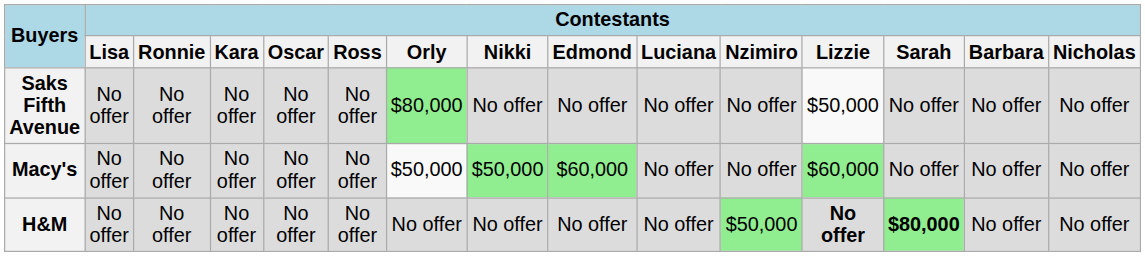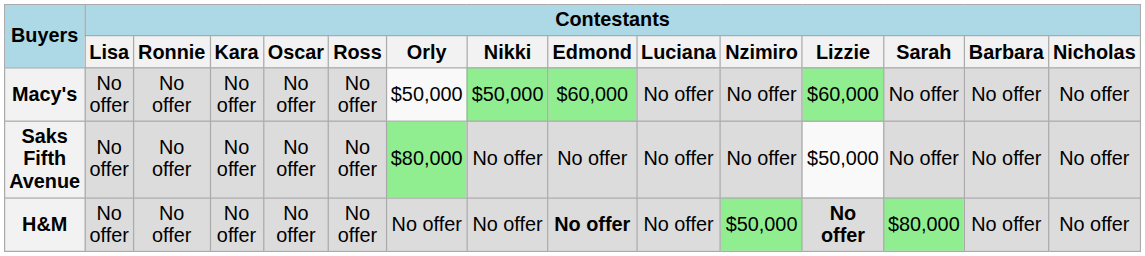rows swapped: (45, 170) <-> (45, 105)
(592, 224) normal -> (592, 224) bold
(924, 224) bold -> (924, 224) normal
